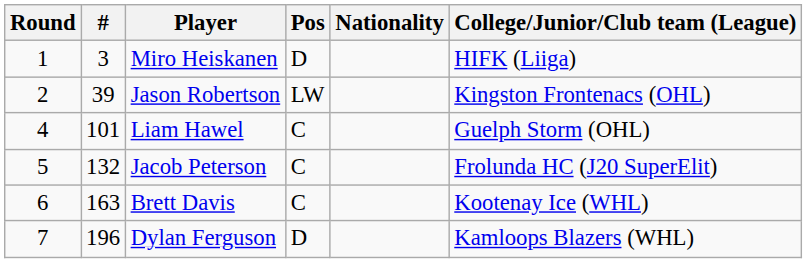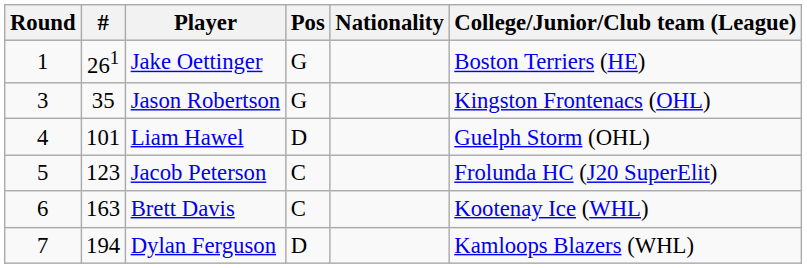- row: (204, 58)
+ row: (197, 61)
(43, 94) 2 -> (43, 100) 3
(103, 94) 39 -> (103, 100) 35
(308, 94) LW -> (299, 100) G
(298, 130) C -> (299, 136) D
(103, 166) 132 -> (103, 172) 123
(103, 238) 196 -> (103, 244) 194
